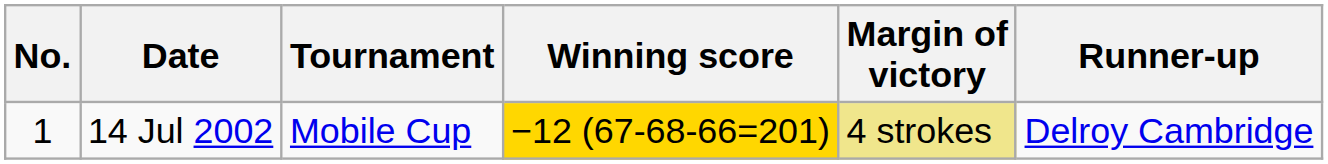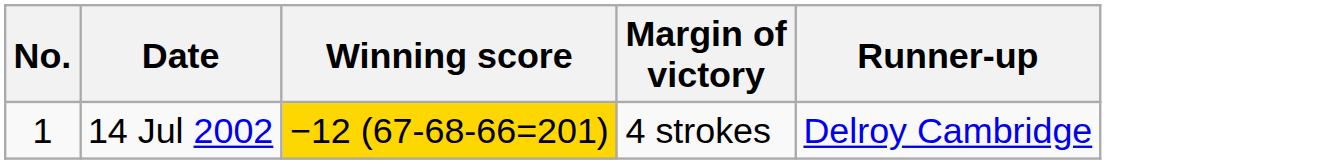- column: (392, 54)
(919, 131) khaki background -> (698, 131) no background
